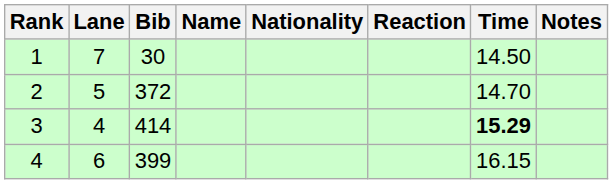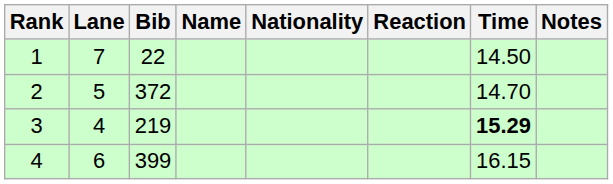(153, 56) 30 -> (153, 56) 22
(153, 126) 414 -> (153, 126) 219
